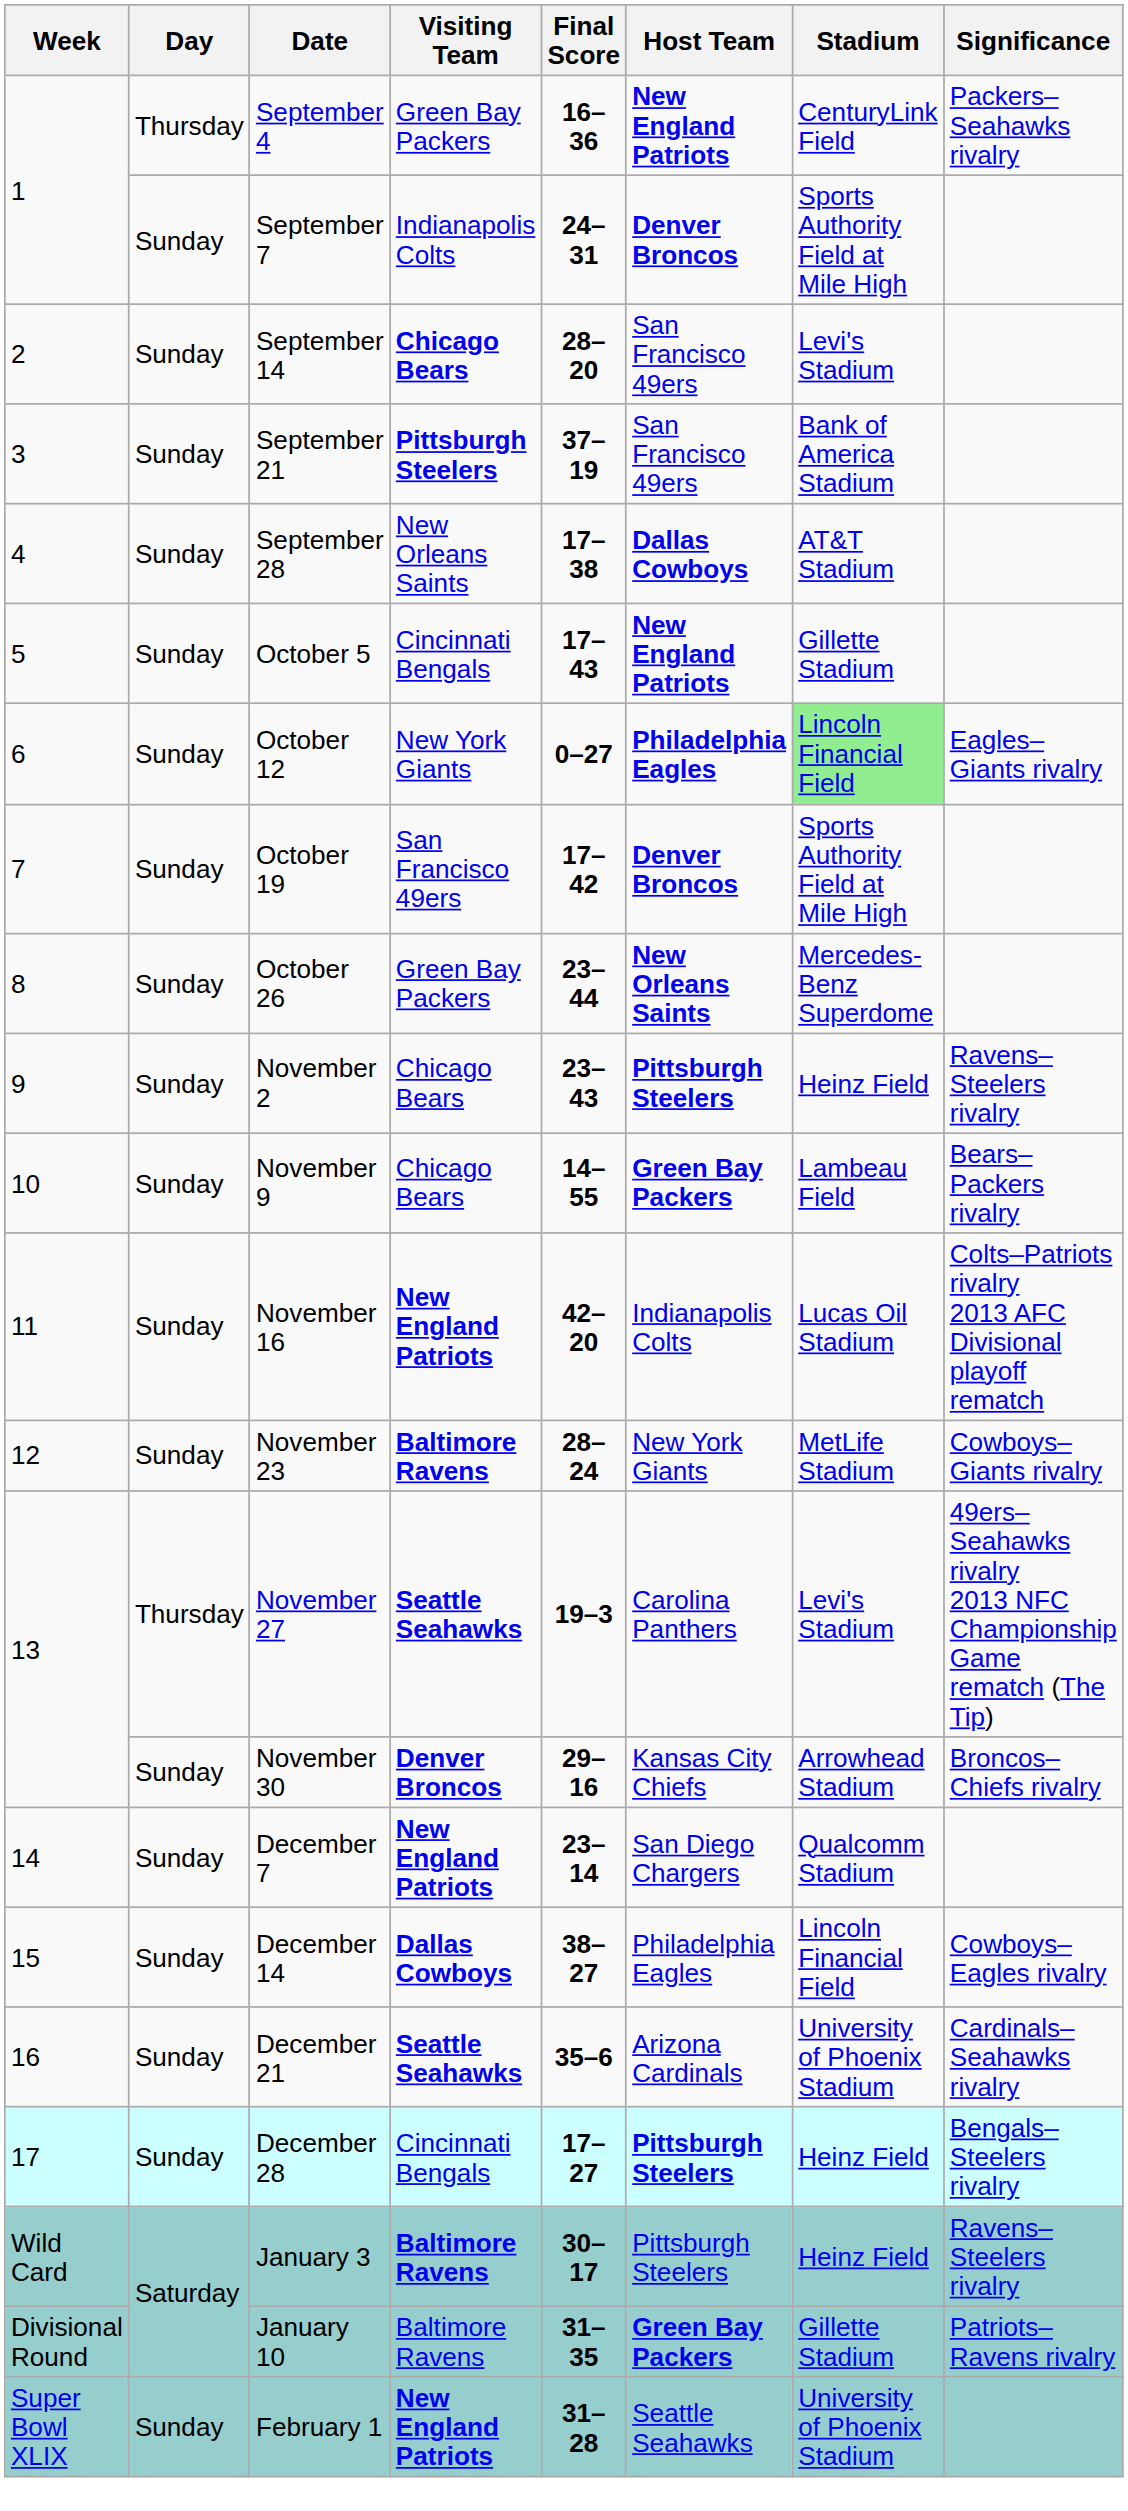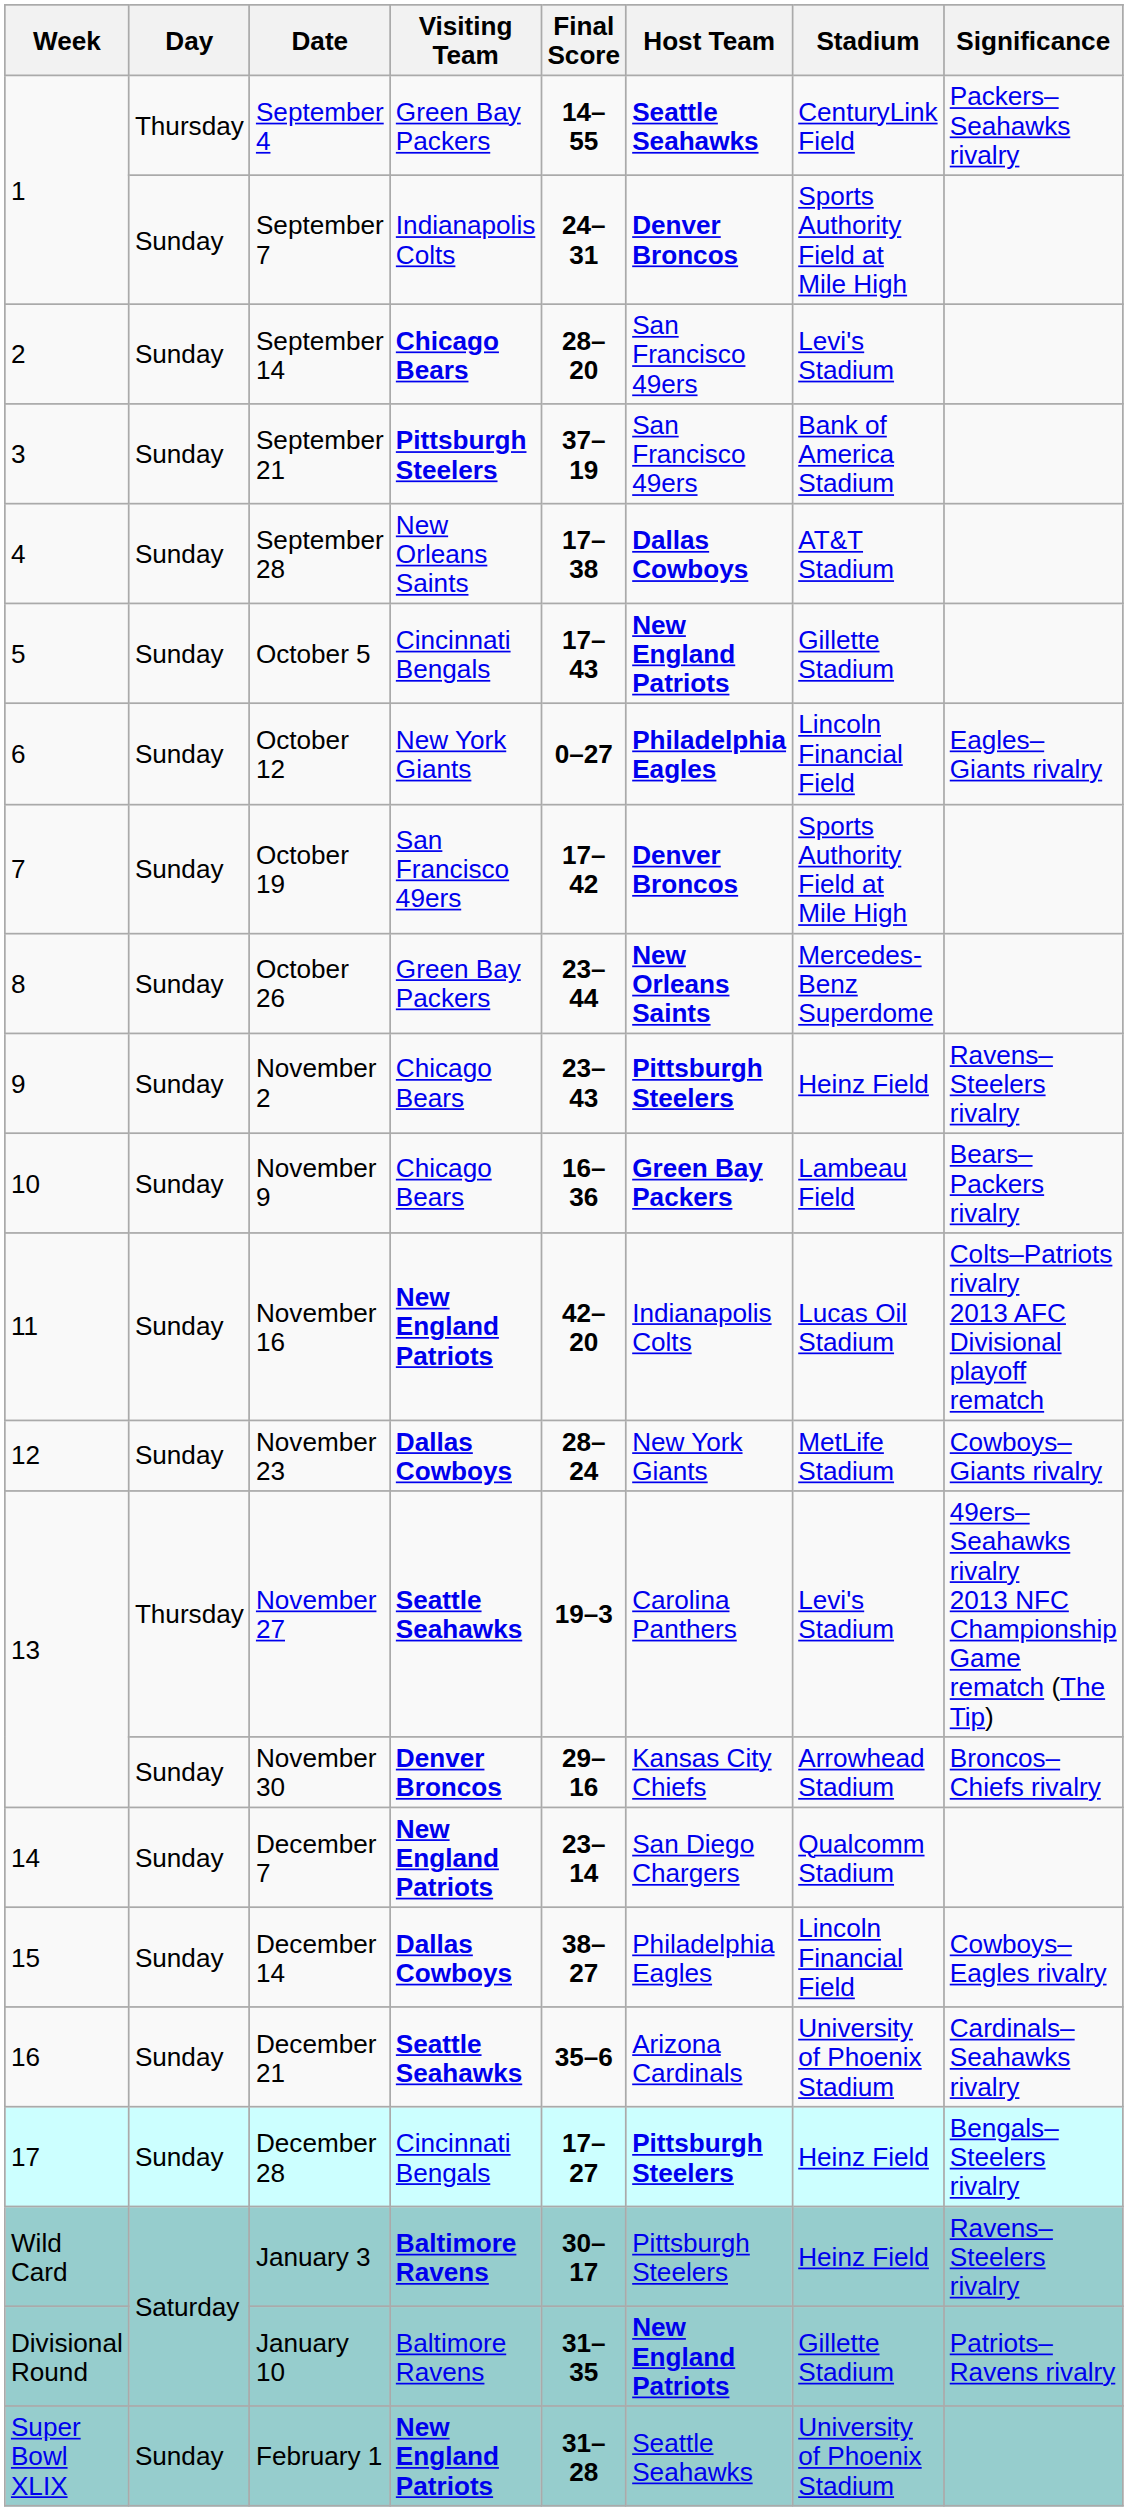(584, 126) 16–36 -> (584, 126) 14–55
(684, 126) New England Patriots -> (695, 126) Seattle Seahawks
(850, 754) lightgreen background -> (850, 754) no background
(584, 1183) 14–55 -> (584, 1183) 16–36
(456, 1456) Baltimore Ravens -> (454, 1456) Dallas Cowboys
(698, 2342) Green Bay Packers -> (684, 2357) New England Patriots
